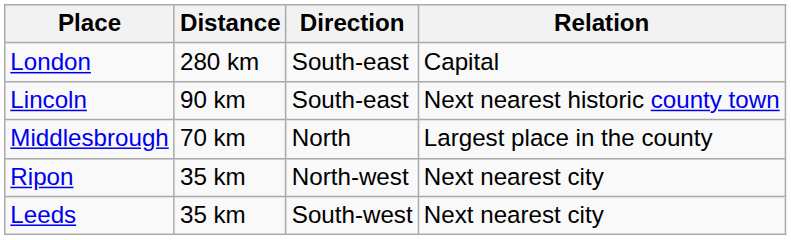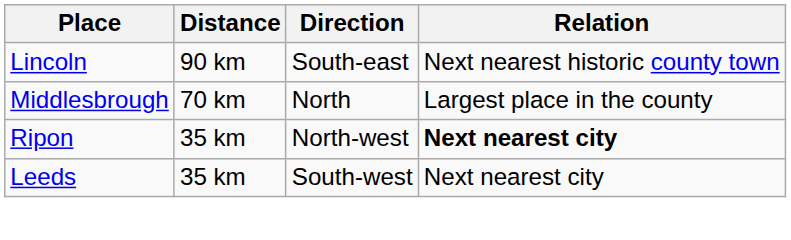- row: (51, 61)
(514, 176) normal -> (520, 138) bold
